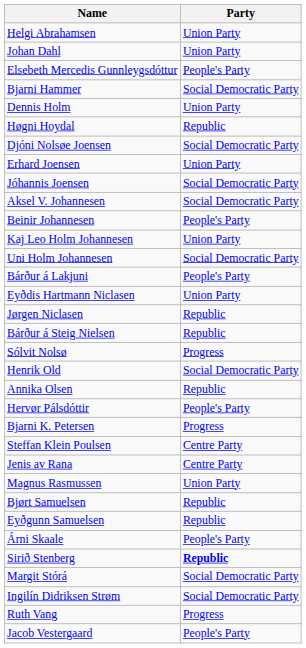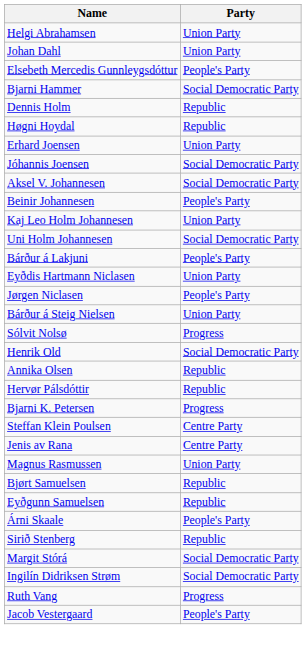(212, 107) Union Party -> (204, 107) Republic
- row: (59, 145)
(204, 314) Republic -> (216, 295) People's Party
(204, 333) Republic -> (212, 314) Union Party
(216, 408) People's Party -> (204, 389) Republic
(206, 558) bold -> (204, 539) normal
